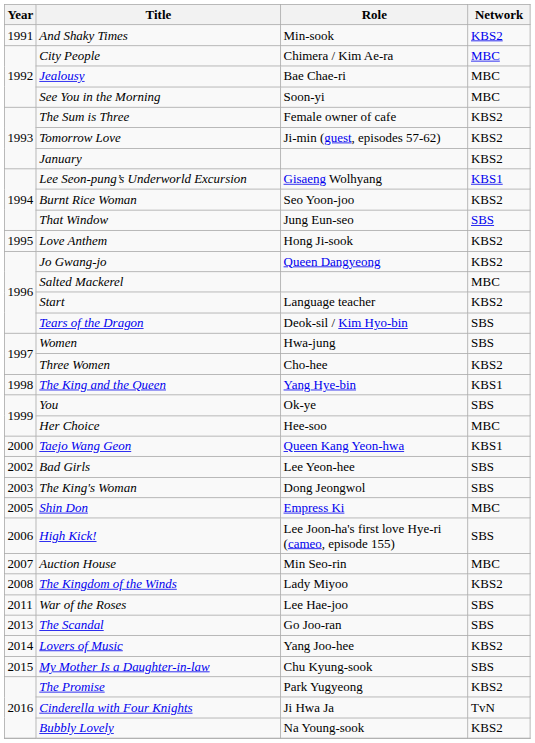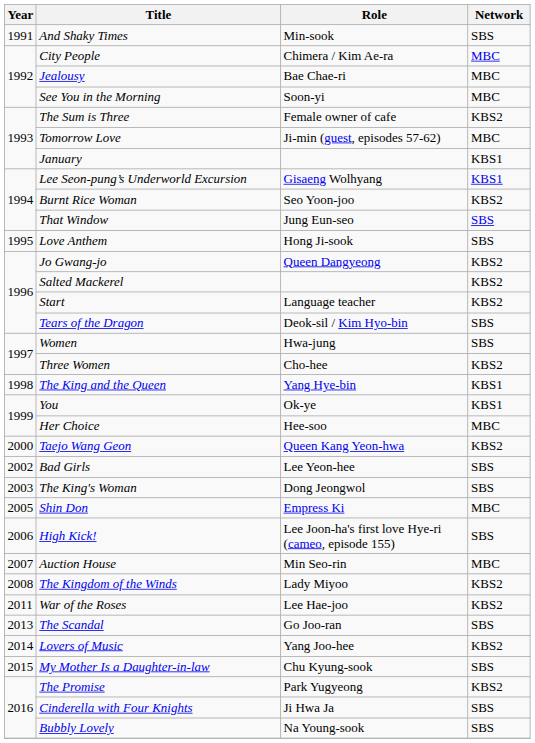(487, 35) KBS2 -> (483, 35) SBS
(487, 138) KBS2 -> (485, 138) MBC
(487, 158) KBS2 -> (487, 158) KBS1
(487, 240) KBS2 -> (483, 240) SBS
(485, 281) MBC -> (487, 281) KBS2
(483, 405) SBS -> (487, 405) KBS1
(487, 446) KBS1 -> (487, 446) KBS2
(483, 604) SBS -> (487, 604) KBS2
(483, 707) TvN -> (483, 707) SBS
(487, 728) KBS2 -> (483, 728) SBS
